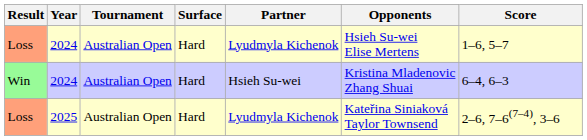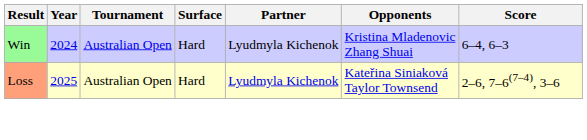- row: (20, 44)
(265, 80) Hsieh Su-wei -> (283, 44) Lyudmyla Kichenok
